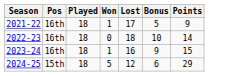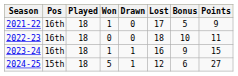+ column: (133, 11)
(187, 38) 14 -> (216, 38) 11
(187, 64) 29 -> (216, 64) 27
